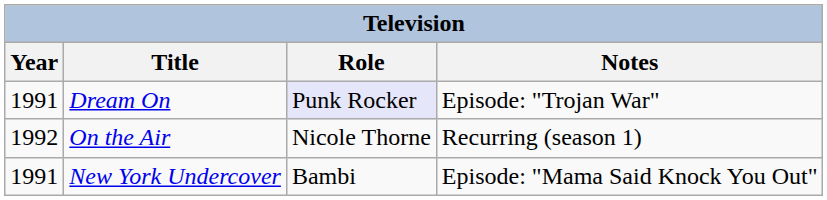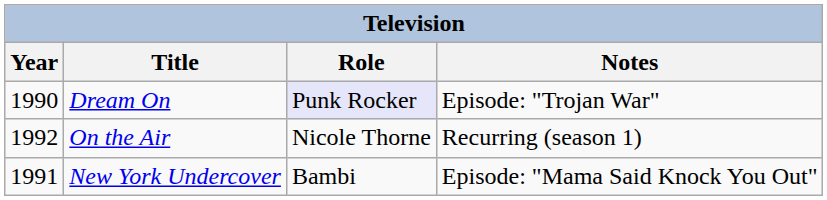(34, 99) 1991 -> (34, 99) 1990
